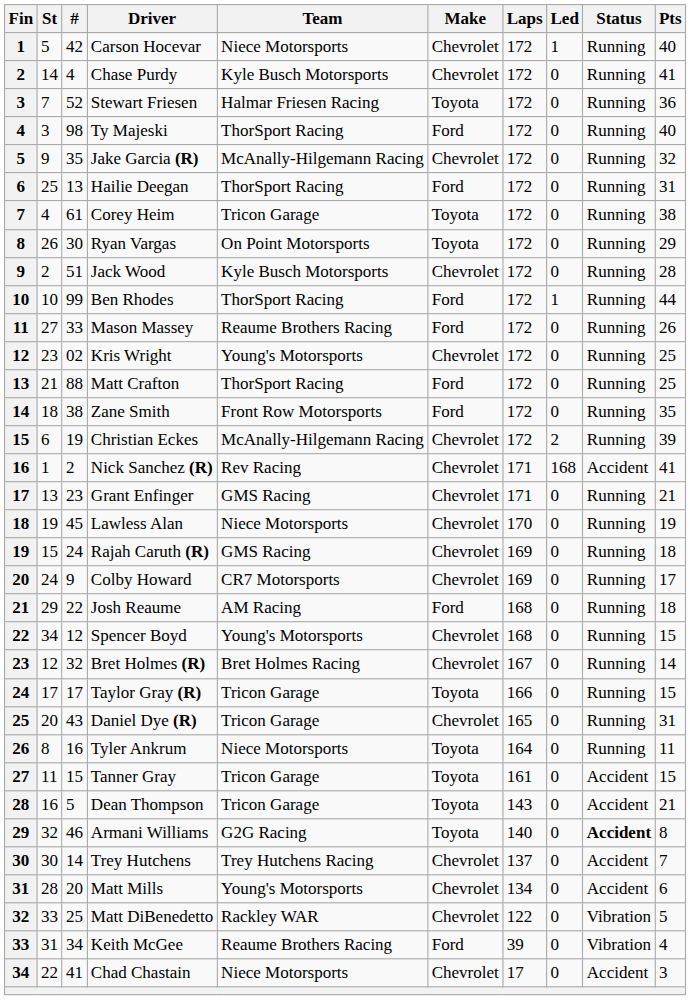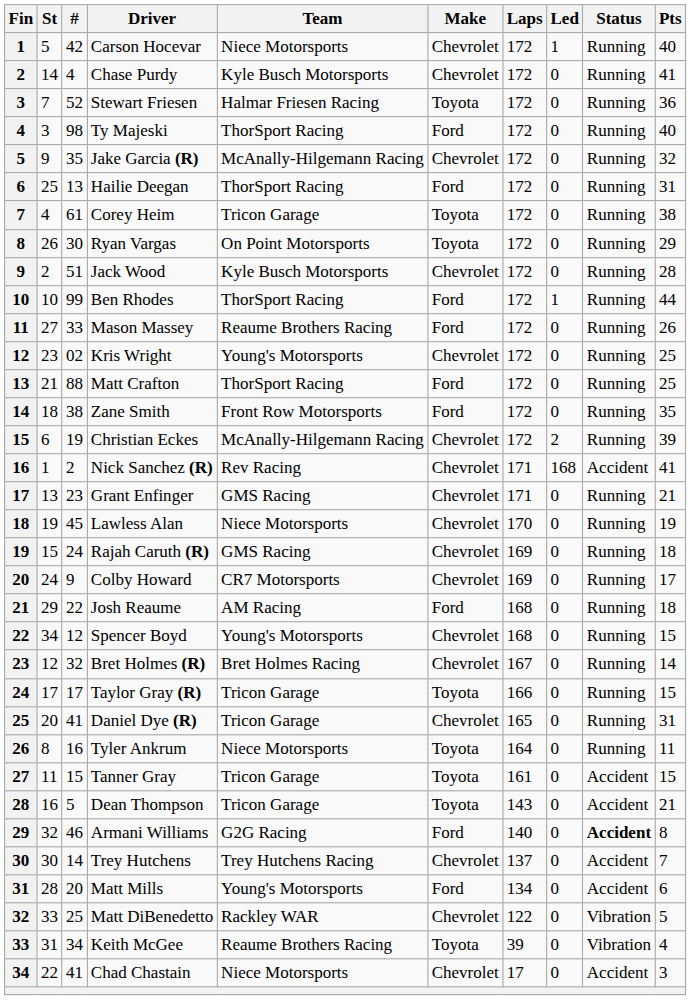(74, 720) 43 -> (74, 720) 41
(455, 832) Toyota -> (448, 832) Ford
(465, 888) Chevrolet -> (448, 888) Ford
(448, 945) Ford -> (455, 945) Toyota
